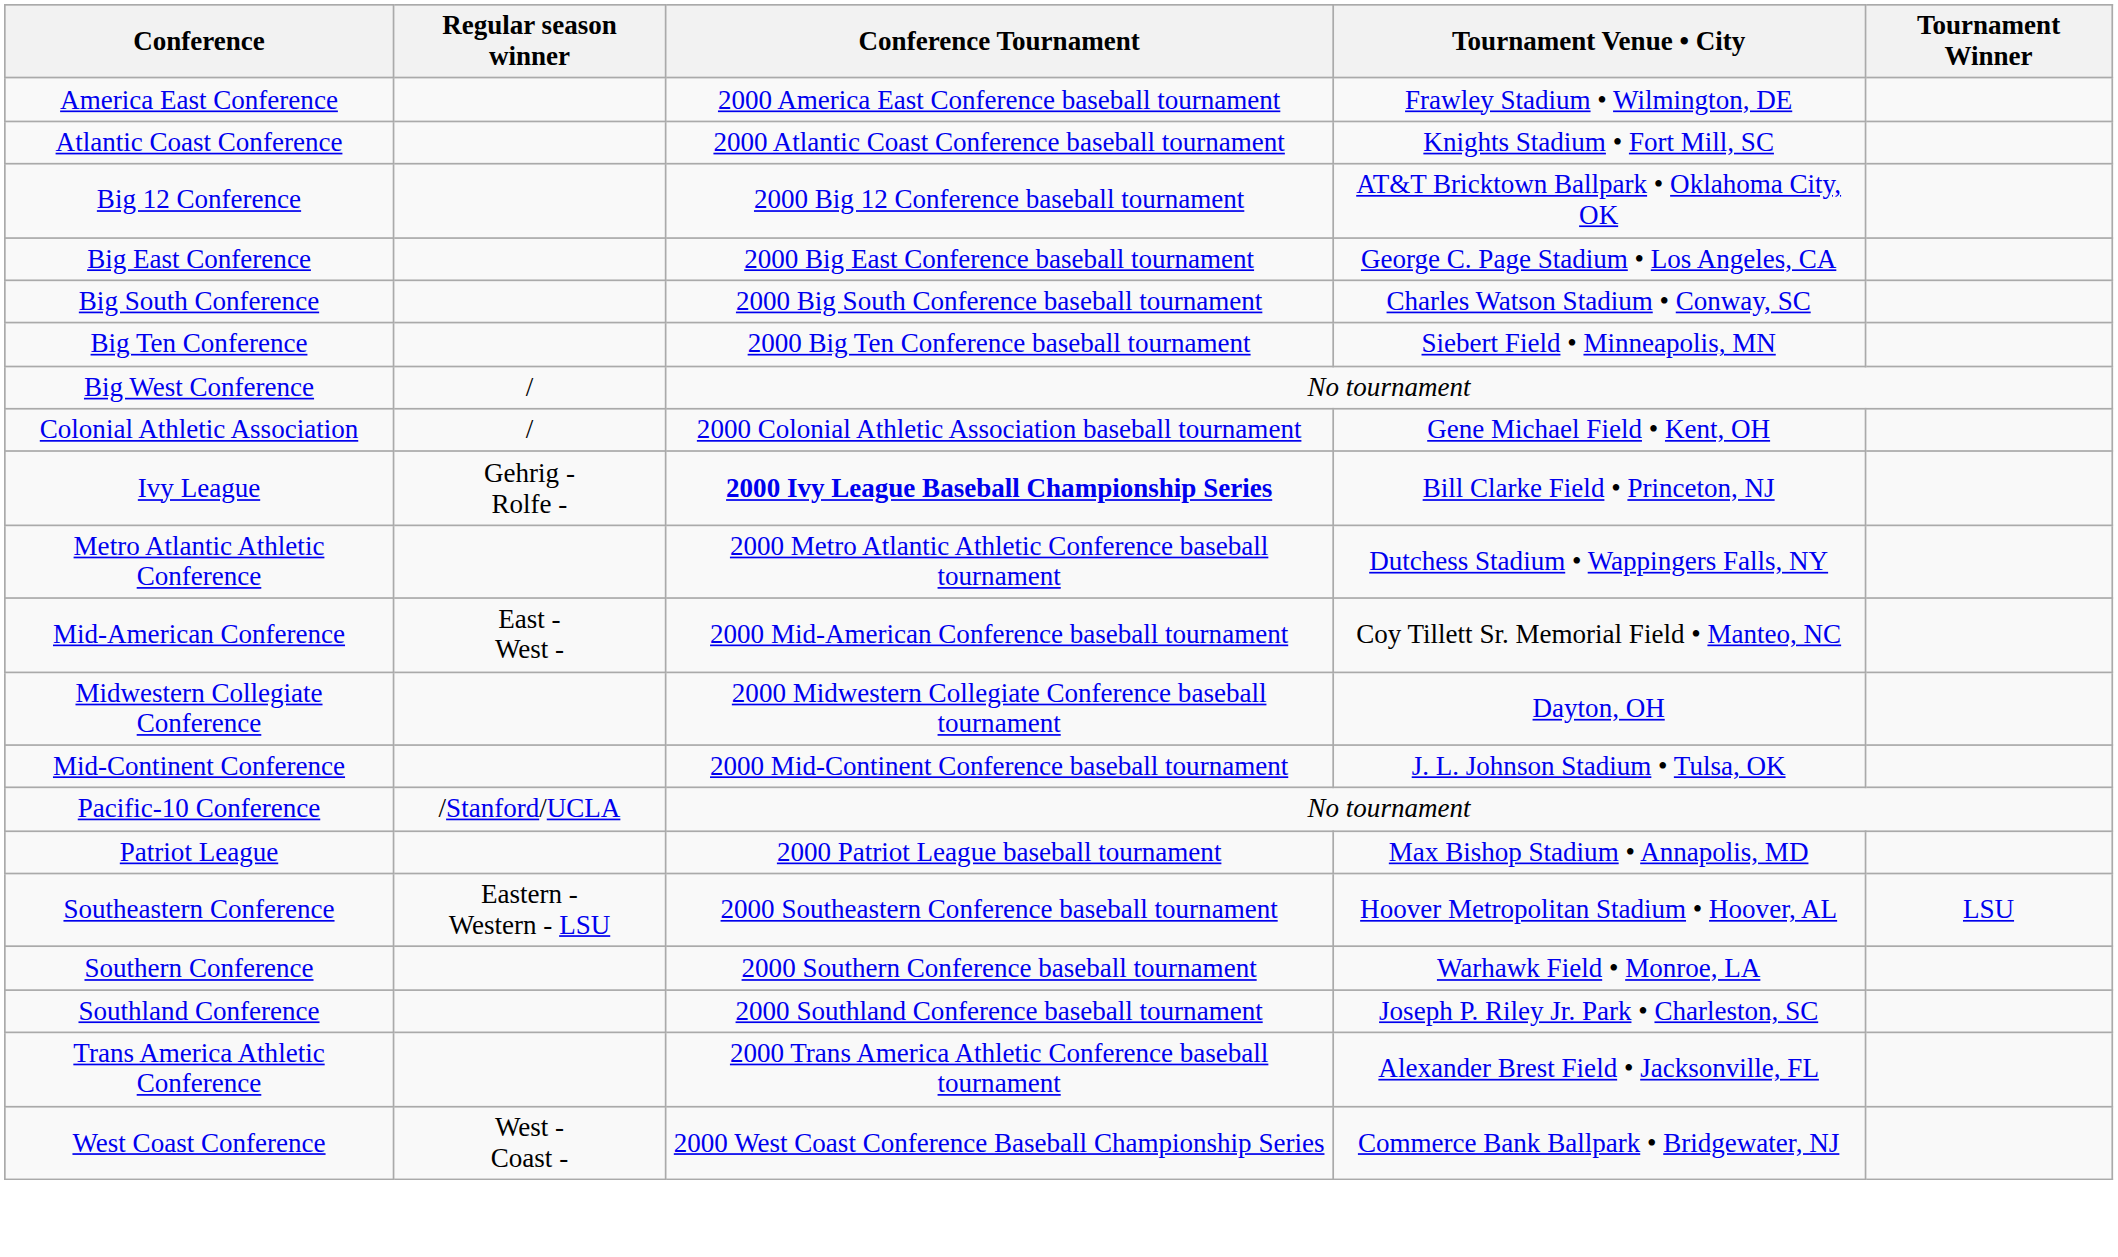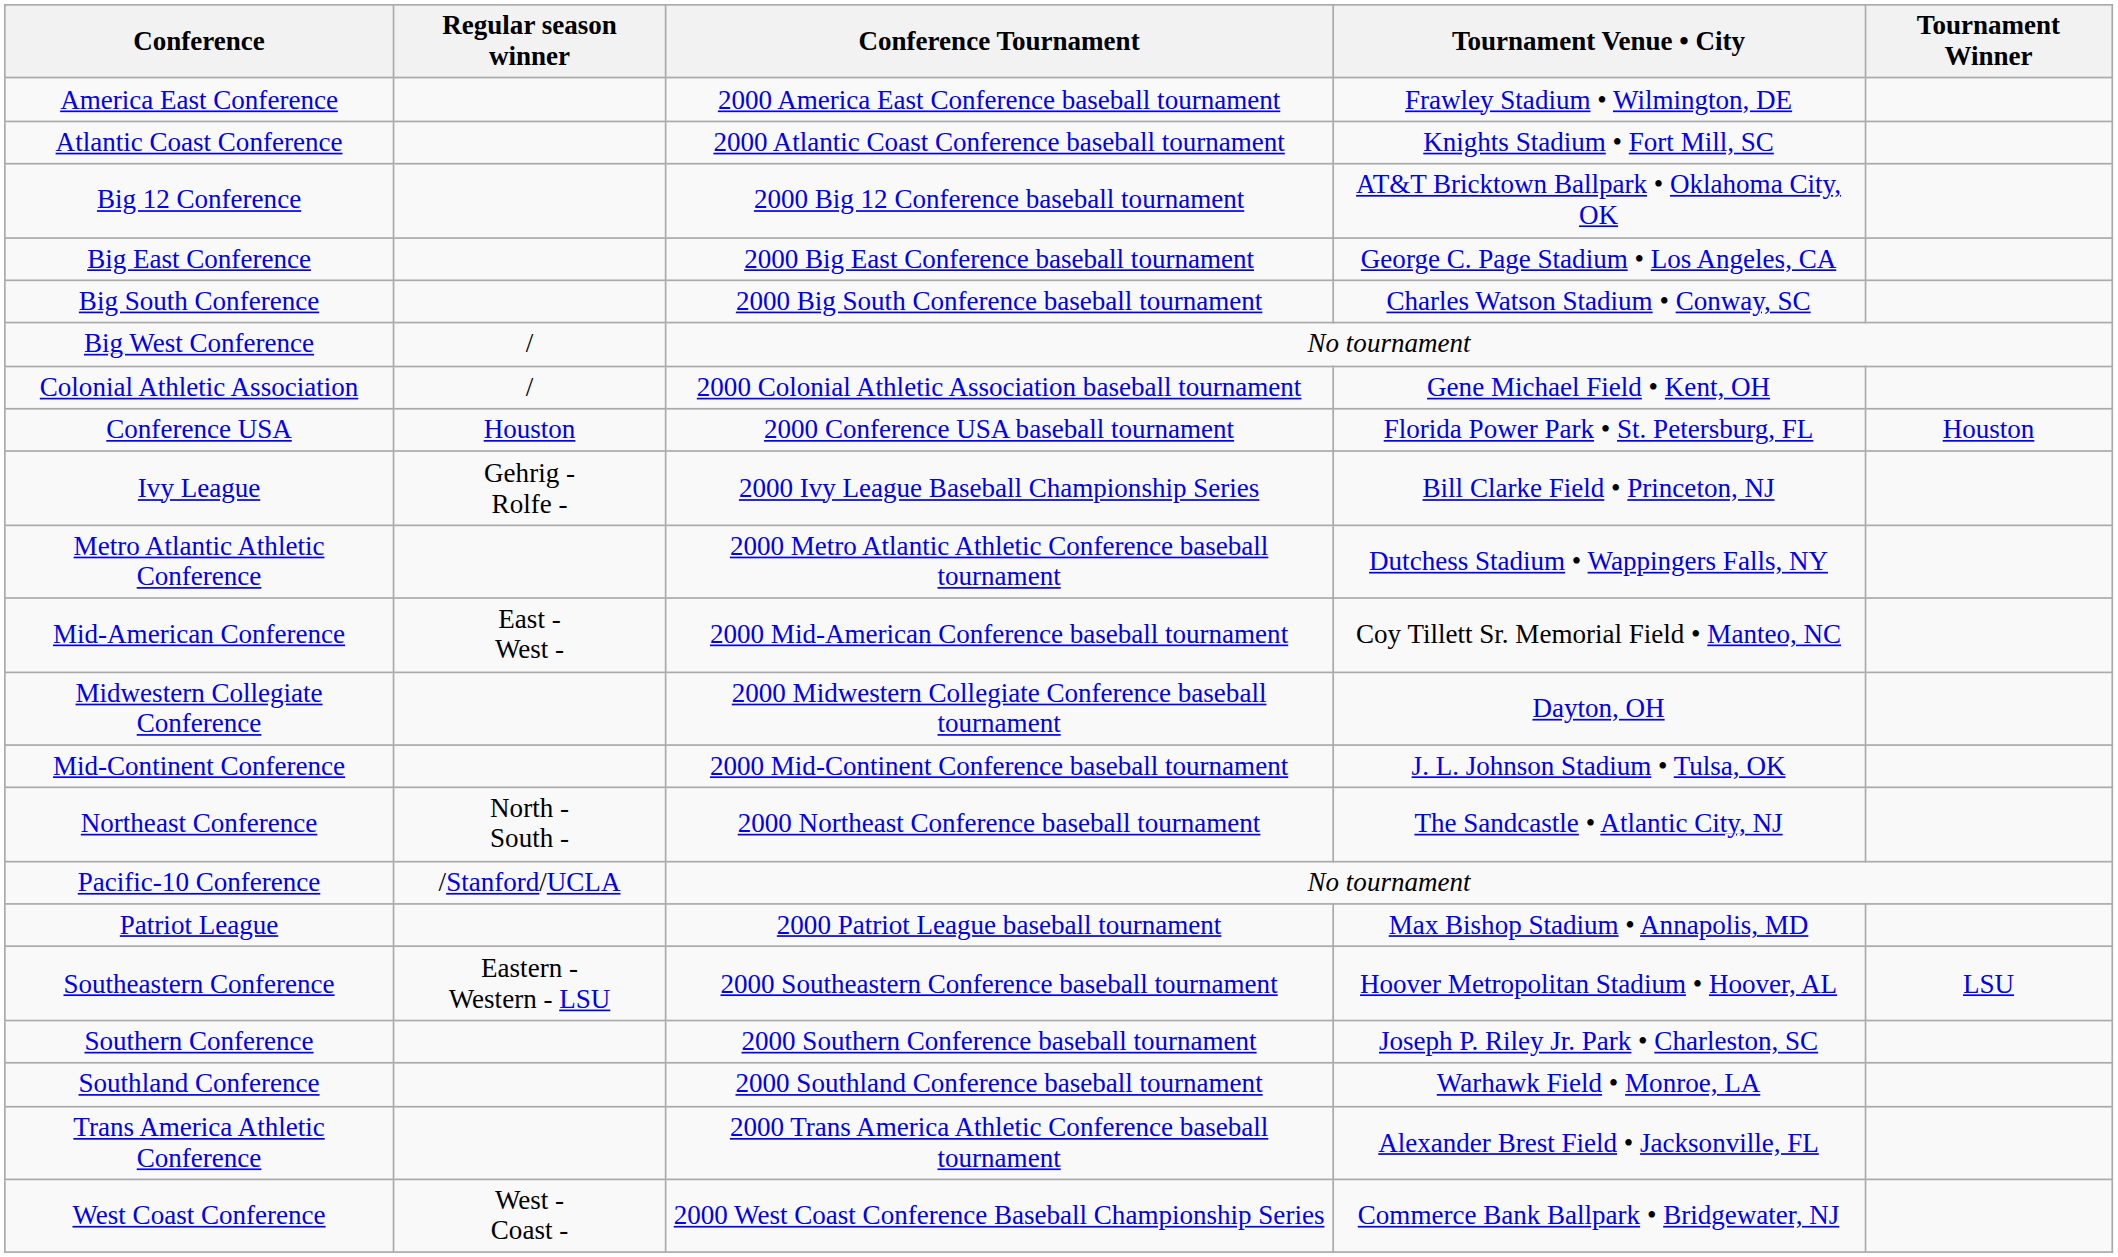- row: (199, 344)
+ row: (199, 429)
(999, 487) bold -> (999, 487) normal
+ row: (199, 824)
(1599, 967) Warhawk Field • Monroe, LA -> (1599, 1041) Joseph P. Riley Jr. Park • Charleston, SC
(1599, 1010) Joseph P. Riley Jr. Park • Charleston, SC -> (1599, 1084) Warhawk Field • Monroe, LA
